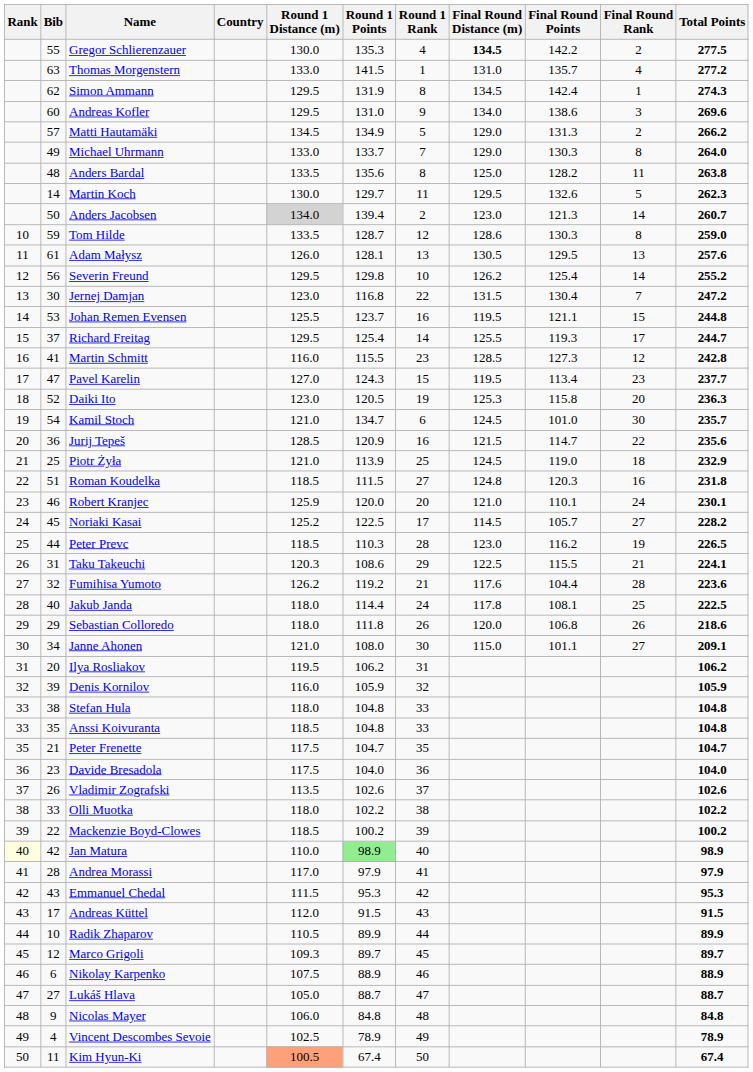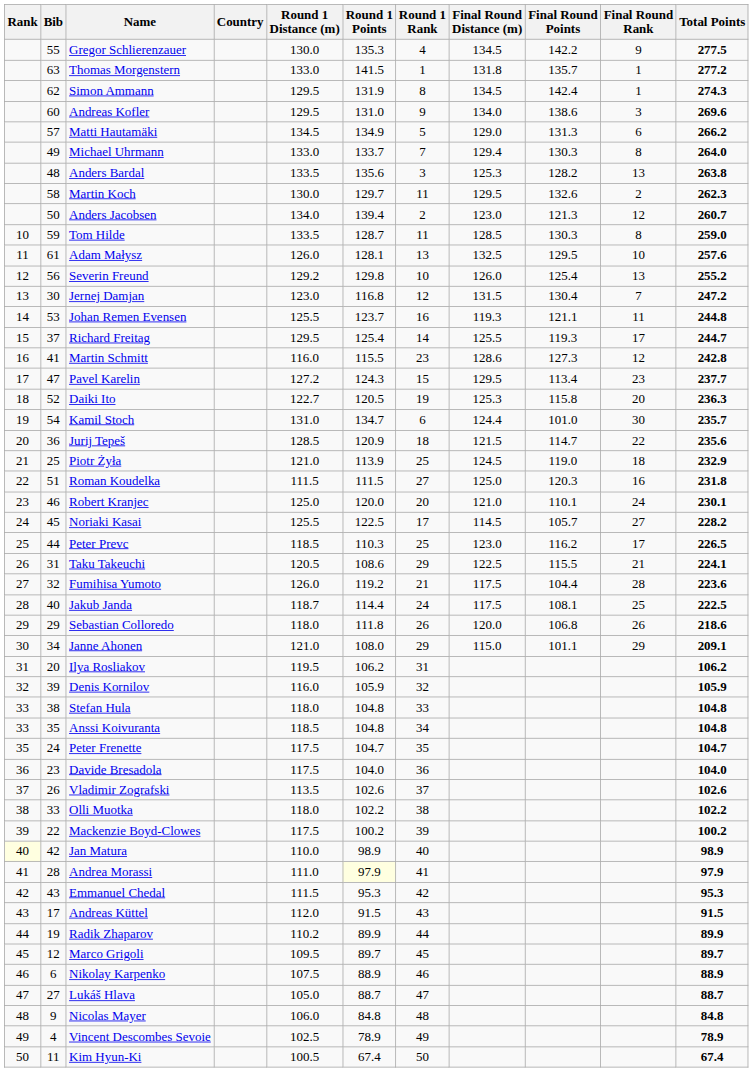(487, 49) bold -> (487, 49) normal
(638, 49) 2 -> (638, 49) 9
(487, 70) 131.0 -> (487, 70) 131.8
(638, 70) 4 -> (638, 70) 1
(638, 132) 2 -> (638, 132) 6
(487, 152) 129.0 -> (487, 152) 129.4
(422, 173) 8 -> (422, 173) 3
(487, 173) 125.0 -> (487, 173) 125.3
(638, 173) 11 -> (638, 173) 13
(53, 193) 14 -> (53, 193) 58
(638, 193) 5 -> (638, 193) 2
(305, 214) lightgrey background -> (305, 214) no background
(638, 214) 14 -> (638, 214) 12
(422, 234) 12 -> (422, 234) 11
(487, 234) 128.6 -> (487, 234) 128.5
(487, 255) 130.5 -> (487, 255) 132.5
(638, 255) 13 -> (638, 255) 10
(305, 276) 129.5 -> (305, 276) 129.2
(487, 276) 126.2 -> (487, 276) 126.0
(638, 276) 14 -> (638, 276) 13
(422, 296) 22 -> (422, 296) 12
(487, 317) 119.5 -> (487, 317) 119.3
(638, 317) 15 -> (638, 317) 11
(487, 358) 128.5 -> (487, 358) 128.6
(305, 378) 127.0 -> (305, 378) 127.2
(487, 378) 119.5 -> (487, 378) 129.5
(305, 399) 123.0 -> (305, 399) 122.7
(305, 419) 121.0 -> (305, 419) 131.0
(487, 419) 124.5 -> (487, 419) 124.4
(422, 440) 16 -> (422, 440) 18
(305, 481) 118.5 -> (305, 481) 111.5
(487, 481) 124.8 -> (487, 481) 125.0
(305, 502) 125.9 -> (305, 502) 125.0
(305, 522) 125.2 -> (305, 522) 125.5
(422, 543) 28 -> (422, 543) 25
(638, 543) 19 -> (638, 543) 17
(305, 563) 120.3 -> (305, 563) 120.5
(305, 584) 126.2 -> (305, 584) 126.0
(487, 584) 117.6 -> (487, 584) 117.5
(305, 604) 118.0 -> (305, 604) 118.7
(487, 604) 117.8 -> (487, 604) 117.5
(422, 645) 30 -> (422, 645) 29
(638, 645) 27 -> (638, 645) 29
(422, 728) 33 -> (422, 728) 34
(53, 748) 21 -> (53, 748) 24
(305, 830) 118.5 -> (305, 830) 117.5
(369, 851) lightgreen background -> (369, 851) no background
(305, 872) 117.0 -> (305, 872) 111.0
(369, 872) no background -> (369, 872) lightyellow background
(53, 933) 10 -> (53, 933) 19
(305, 933) 110.5 -> (305, 933) 110.2
(305, 954) 109.3 -> (305, 954) 109.5
(305, 1057) lightsalmon background -> (305, 1057) no background
